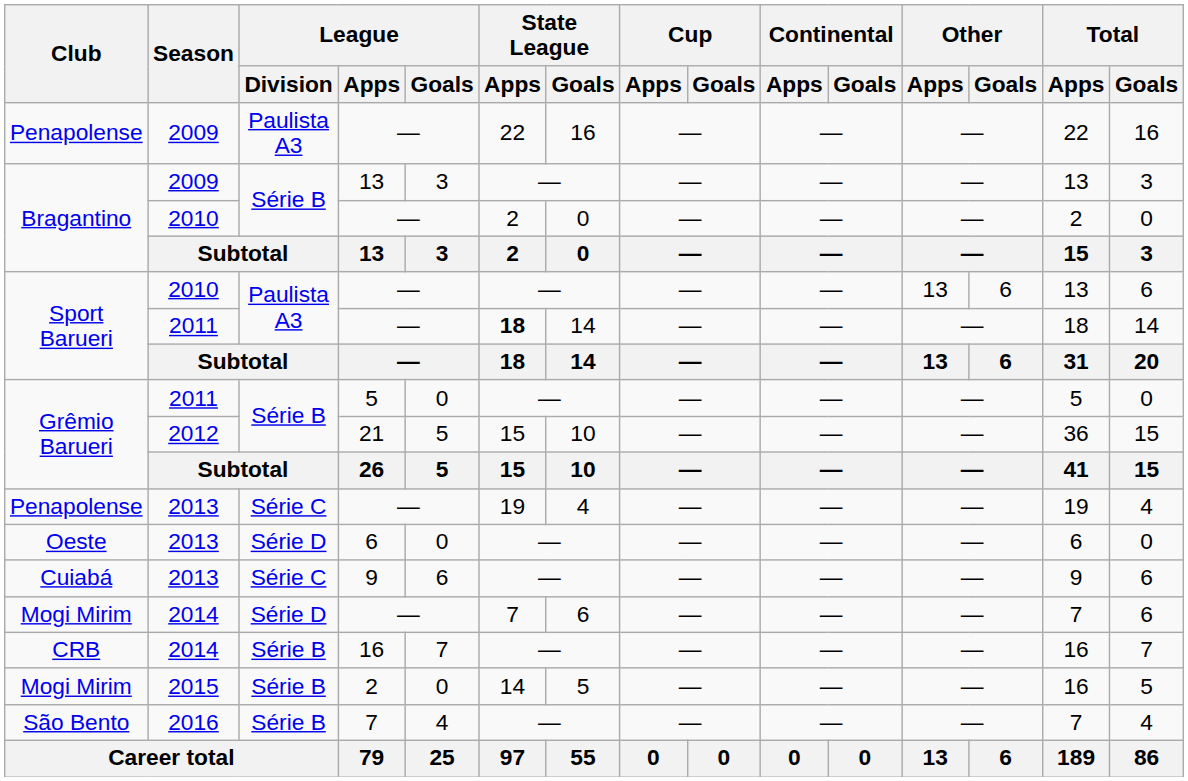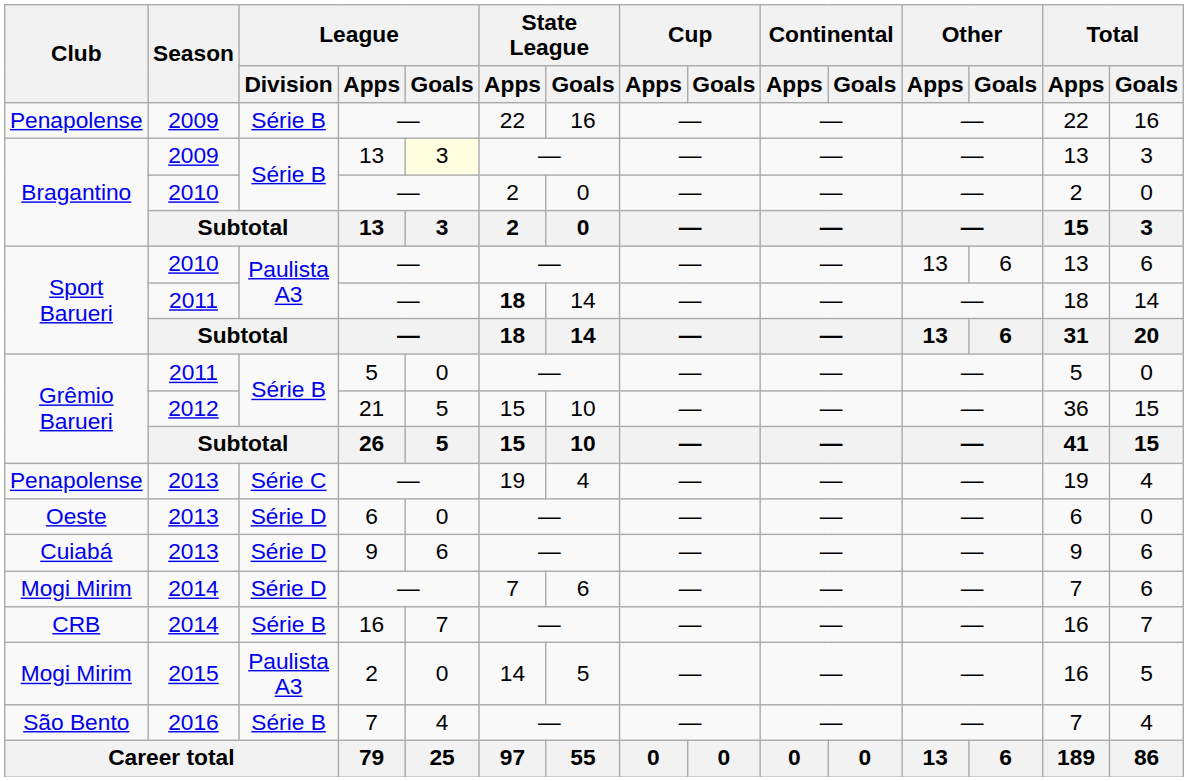(289, 132) Paulista A3 -> (289, 120) Série B
(442, 181) no background -> (442, 156) lightyellow background
(289, 578) Série C -> (289, 552) Série D
(289, 686) Série B -> (289, 673) Paulista A3
